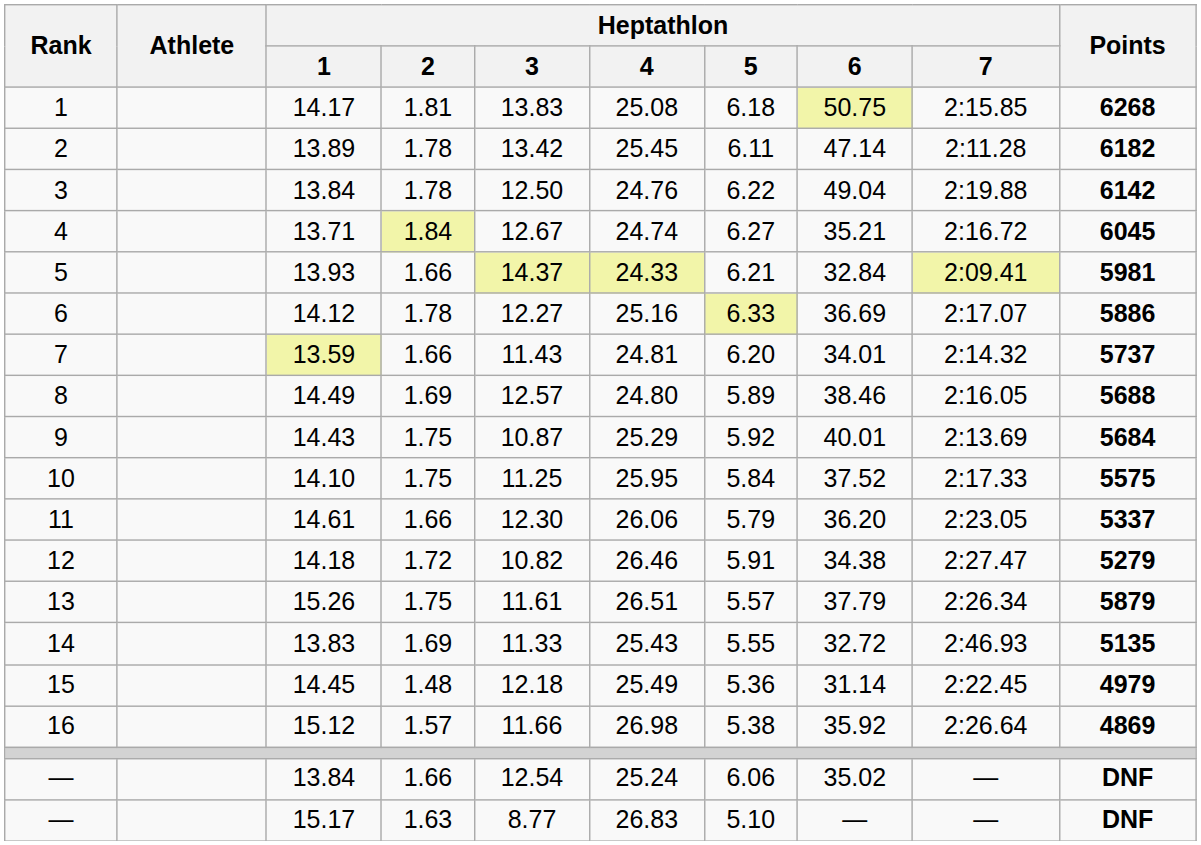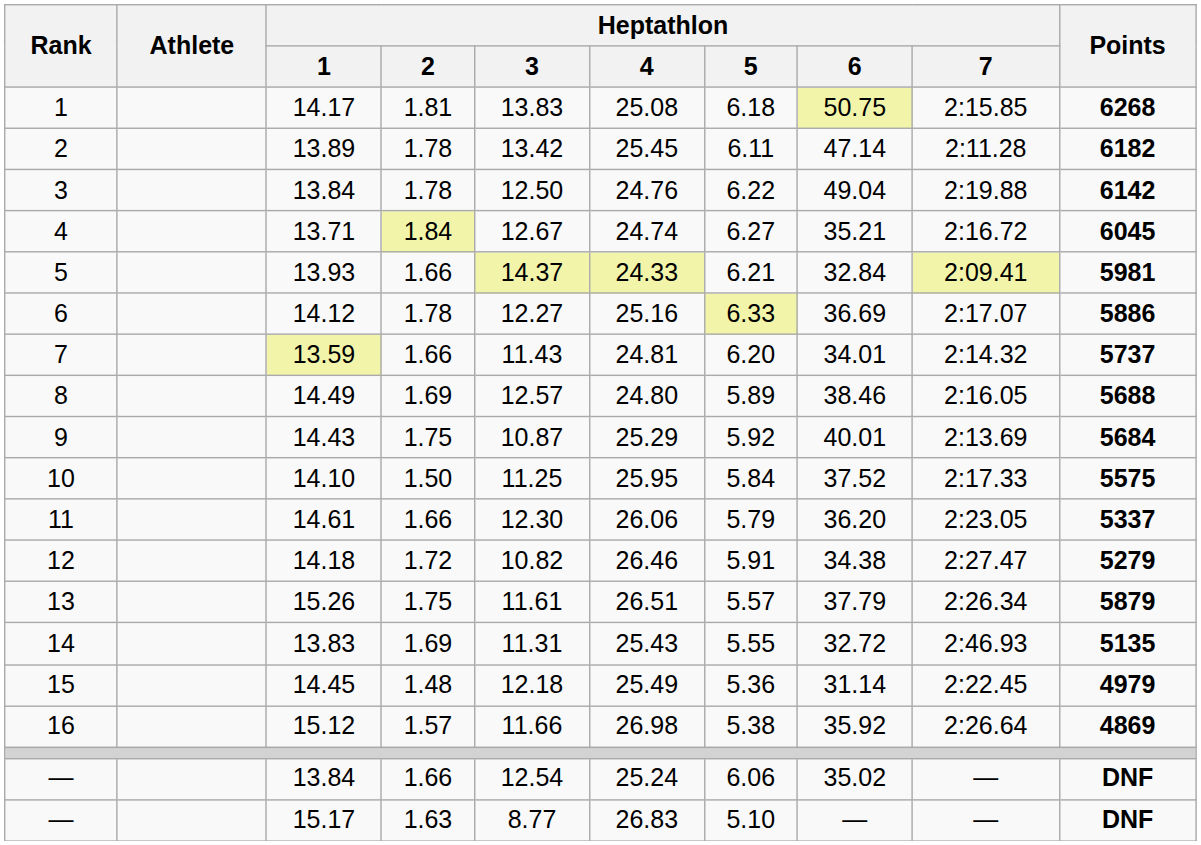(428, 478) 1.75 -> (428, 478) 1.50
(532, 643) 11.33 -> (532, 643) 11.31
